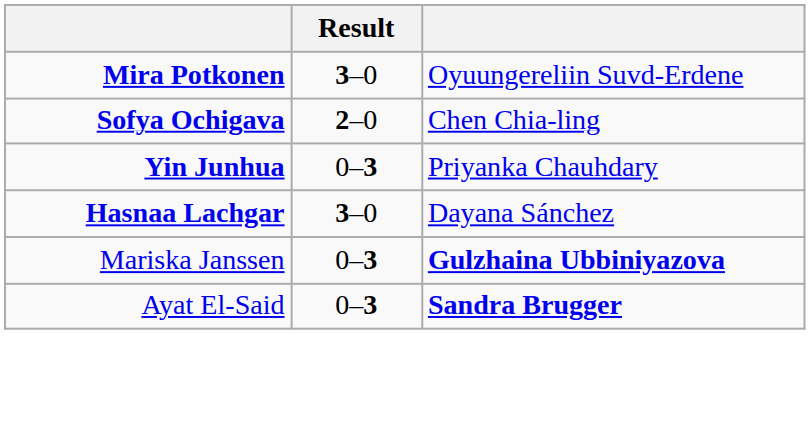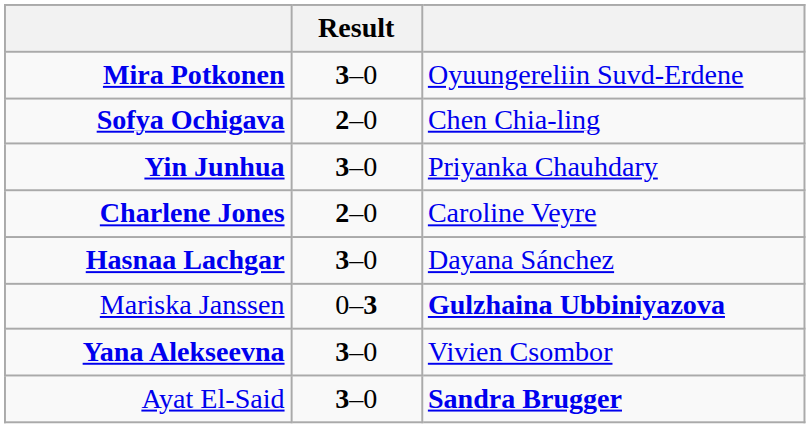(356, 166) 0–3 -> (356, 166) 3–0
+ row: (192, 213)
+ row: (184, 352)
(356, 305) 0–3 -> (356, 398) 3–0
